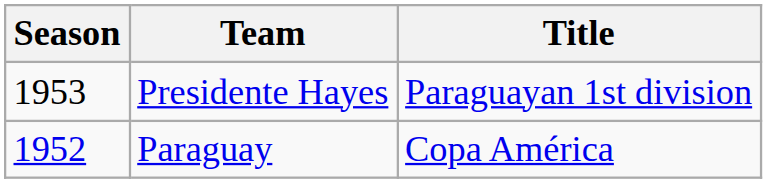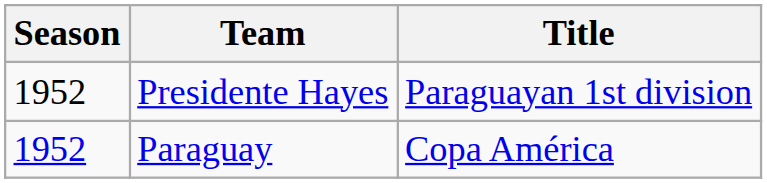(50, 90) 1953 -> (50, 90) 1952
